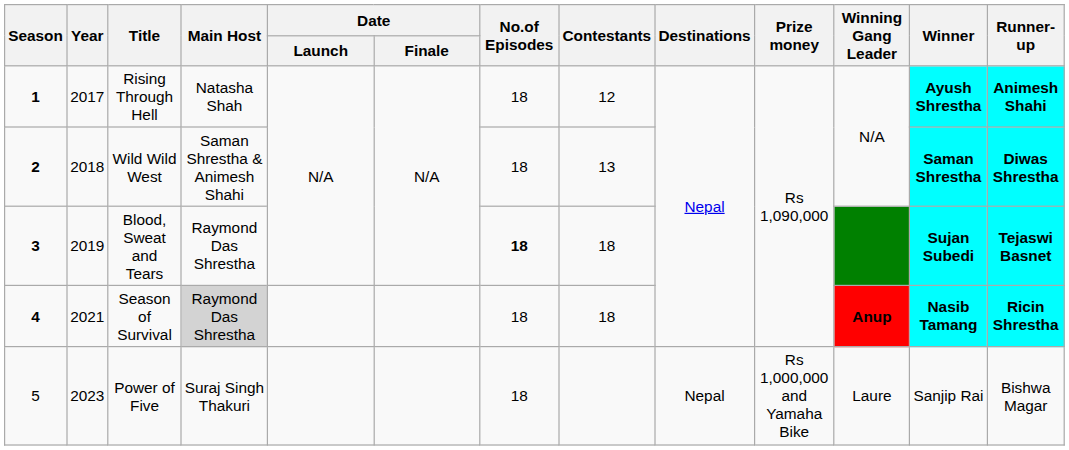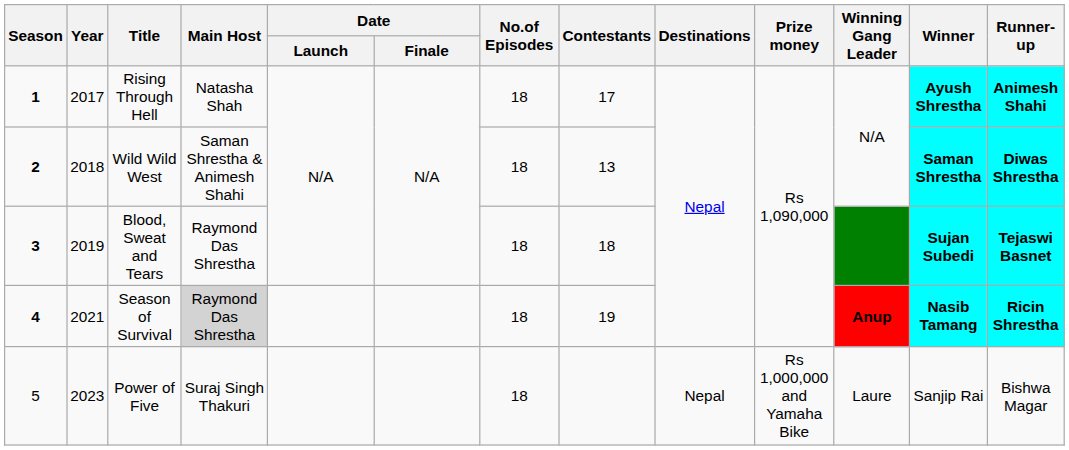(607, 96) 12 -> (607, 96) 17
(519, 246) bold -> (519, 246) normal
(607, 316) 18 -> (607, 316) 19
